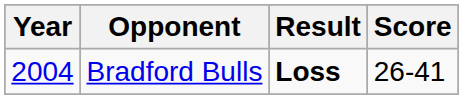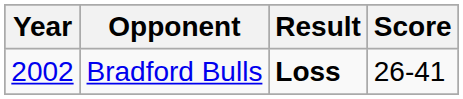(42, 71) 2004 -> (42, 71) 2002
